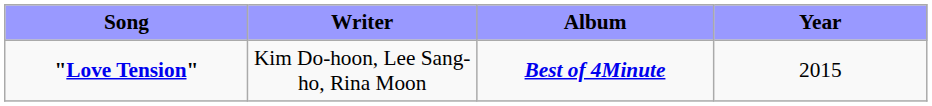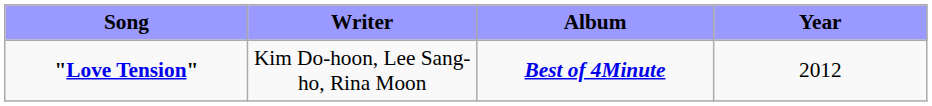(820, 69) 2015 -> (820, 69) 2012
